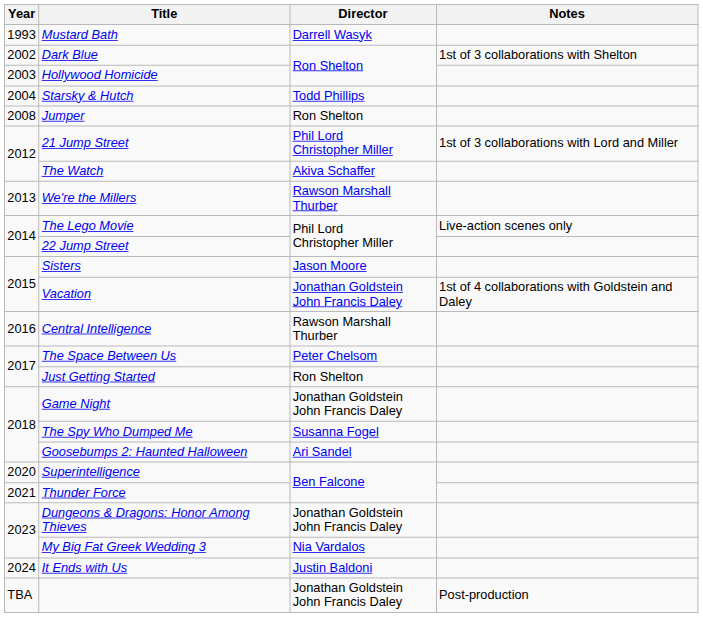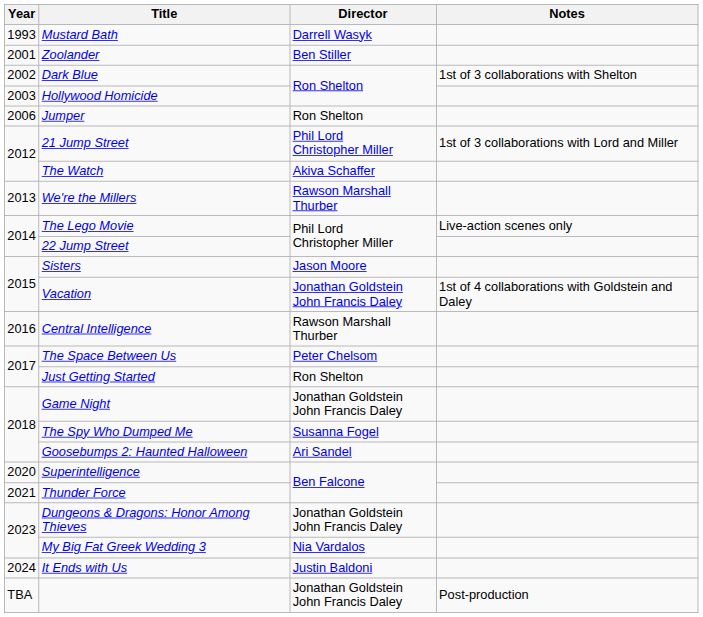+ row: (71, 55)
- row: (88, 95)
(22, 116) 2008 -> (22, 116) 2006
